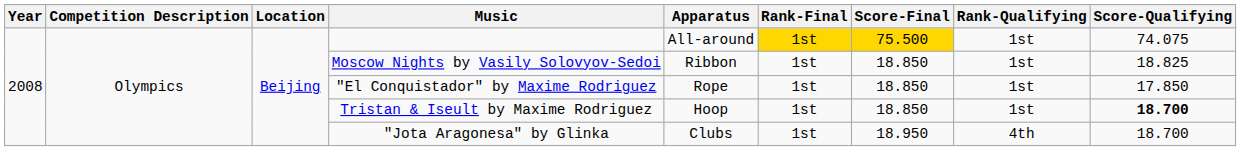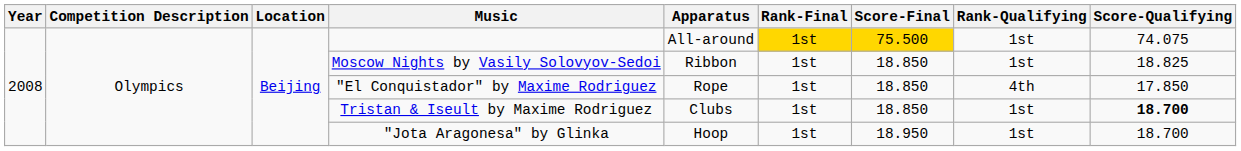(1022, 87) 1st -> (1022, 87) 4th
(711, 110) Hoop -> (711, 110) Clubs
(711, 134) Clubs -> (711, 134) Hoop
(1022, 134) 4th -> (1022, 134) 1st
